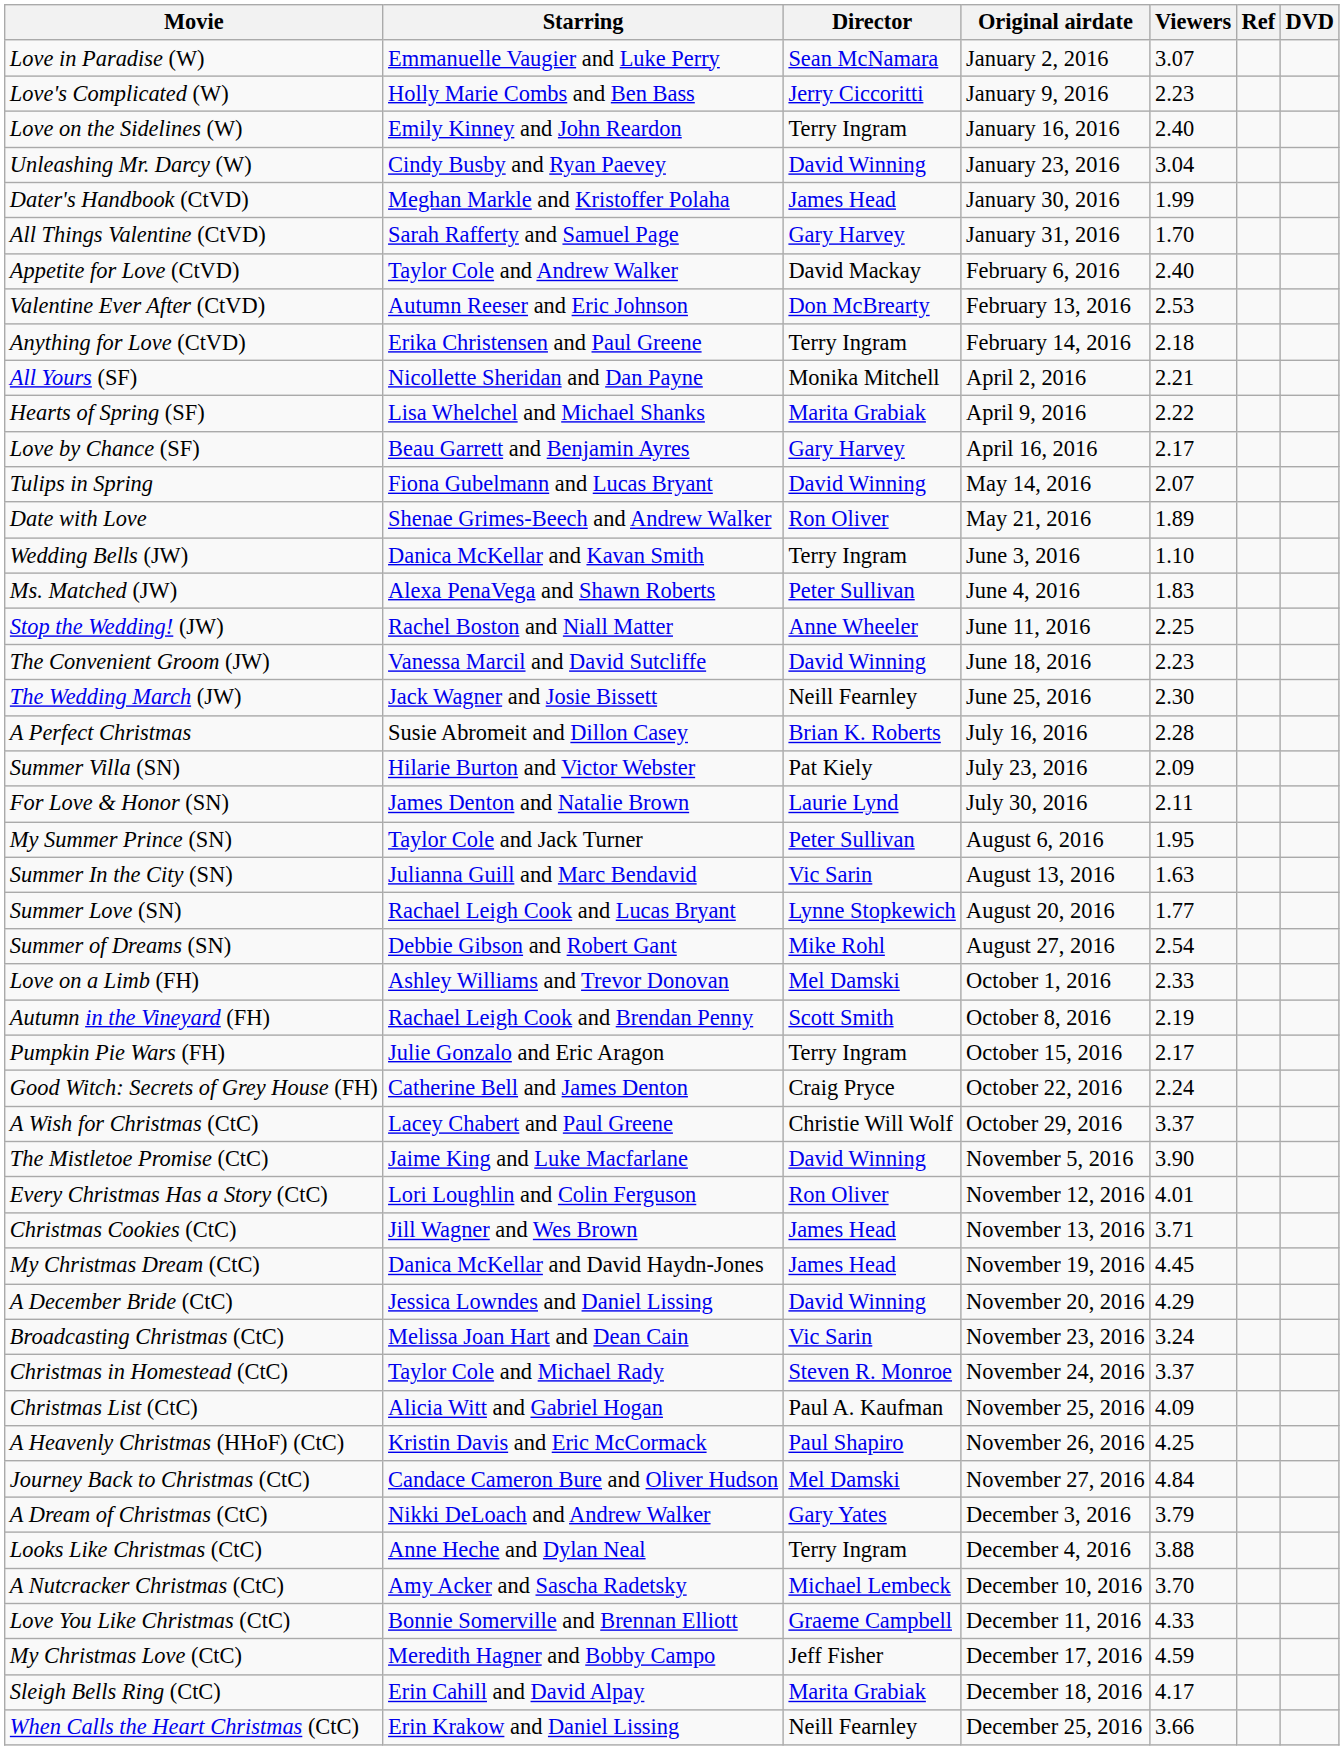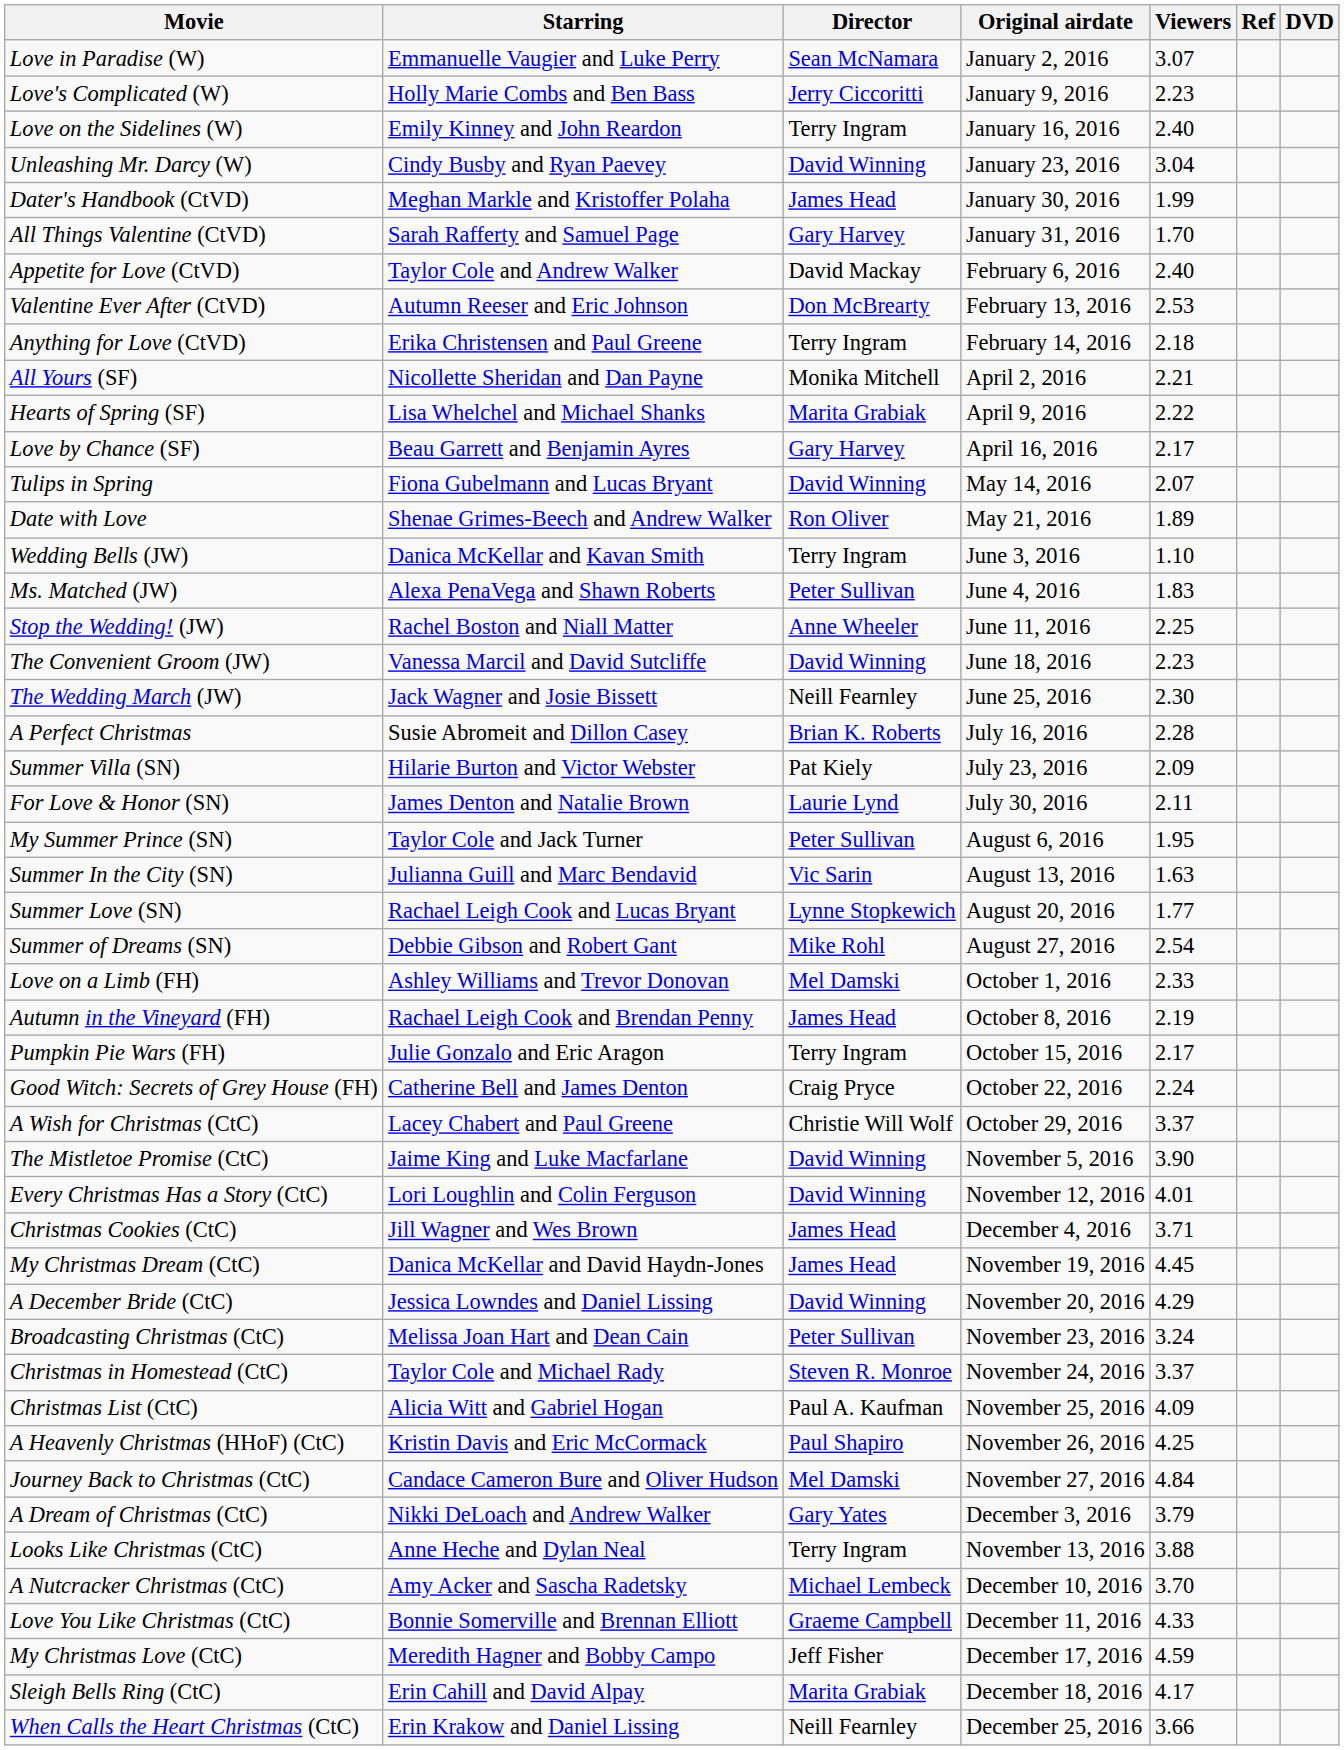(841, 1016) Scott Smith -> (842, 1016) James Head
(838, 1194) Ron Oliver -> (857, 1194) David Winning
(1055, 1230) November 13, 2016 -> (1049, 1230) December 4, 2016
(830, 1336) Vic Sarin -> (852, 1336) Peter Sullivan
(1049, 1549) December 4, 2016 -> (1055, 1549) November 13, 2016
